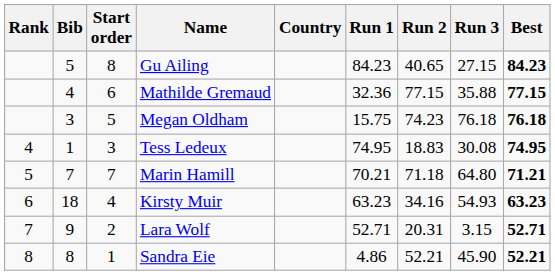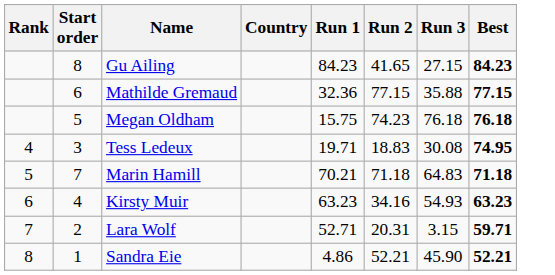- column: (70, 27)
(424, 65) 40.65 -> (390, 65) 41.65
(372, 147) 74.95 -> (338, 147) 19.71
(477, 174) 64.80 -> (443, 174) 64.83
(527, 174) 71.21 -> (493, 174) 71.18
(527, 229) 52.71 -> (493, 229) 59.71
